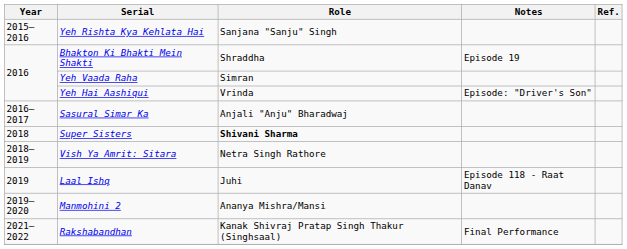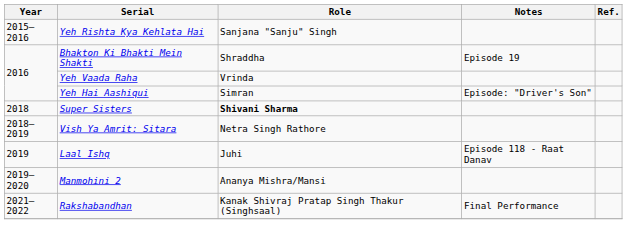(237, 78) Simran -> (237, 78) Vrinda
(237, 93) Vrinda -> (237, 93) Simran
- row: (104, 114)
